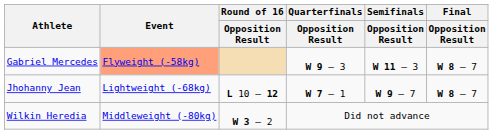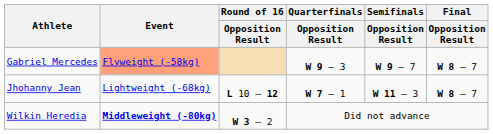(396, 67) W 11 – 3 -> (396, 67) W 9 – 7
(396, 94) W 9 – 7 -> (396, 94) W 11 – 3
(159, 115) normal -> (159, 115) bold
